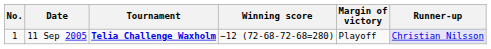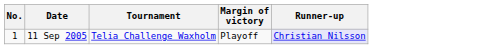- column: (277, 17)
(154, 37) bold -> (154, 37) normal
